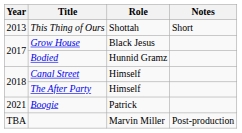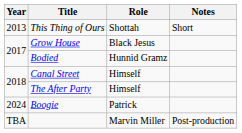(16, 105) 2021 -> (16, 105) 2024
